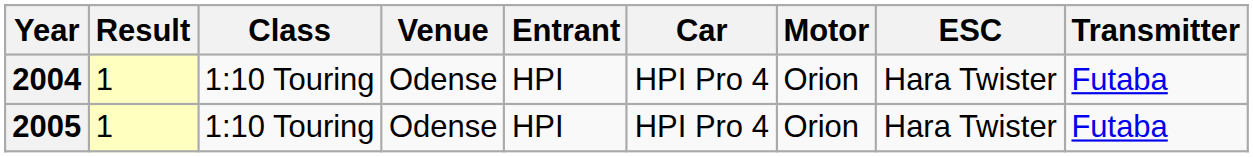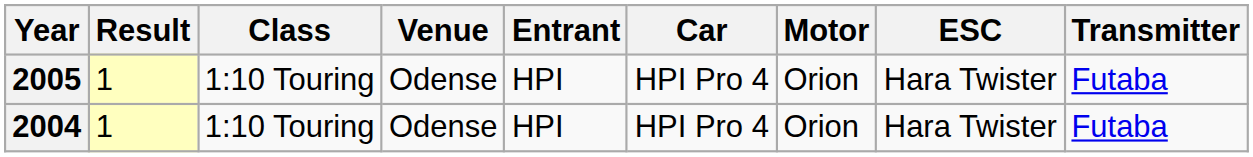rows swapped: (47, 79) <-> (47, 128)
